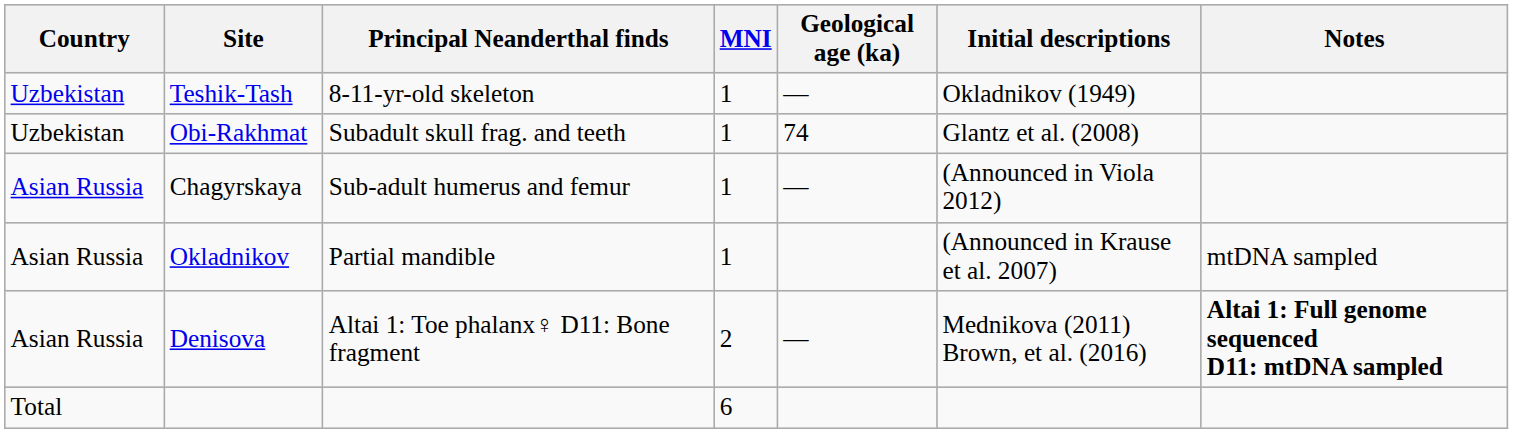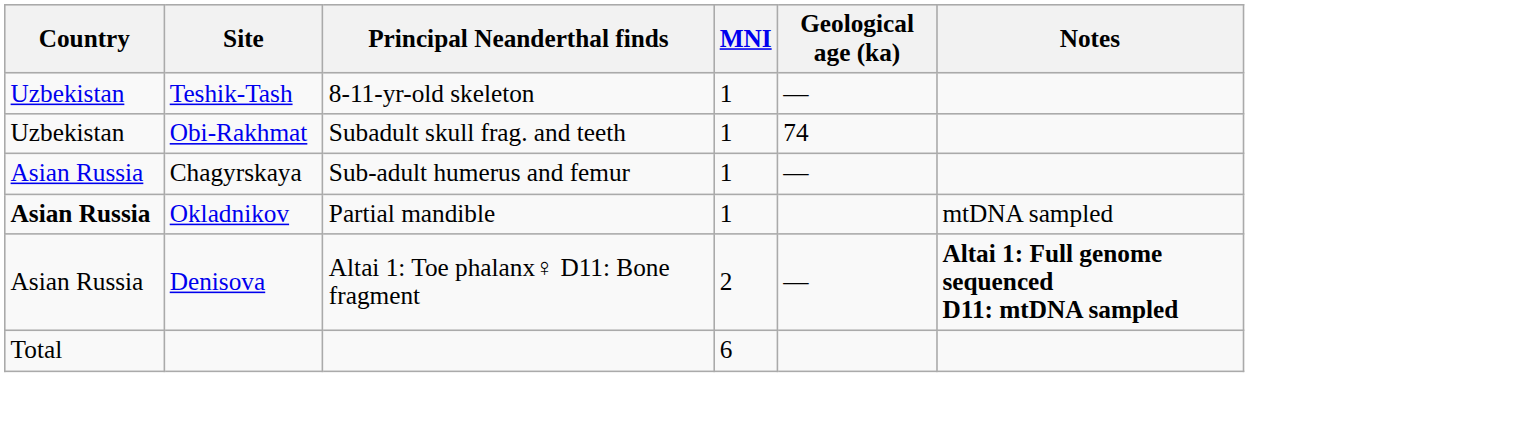- column: (1069, 38)
(77, 256) normal -> (81, 213) bold
